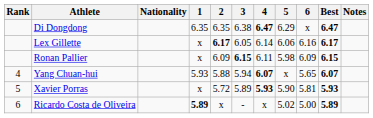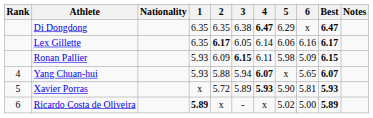(200, 43) x -> (200, 43) 6.35
(200, 58) x -> (200, 58) 5.93
(308, 58) 6.09 -> (308, 58) 5.09
